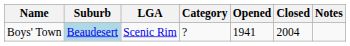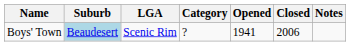(288, 31) 2004 -> (288, 31) 2006
